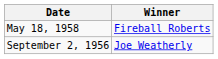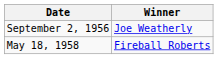rows swapped: (58, 45) <-> (43, 29)
